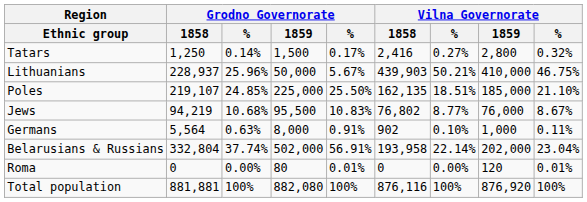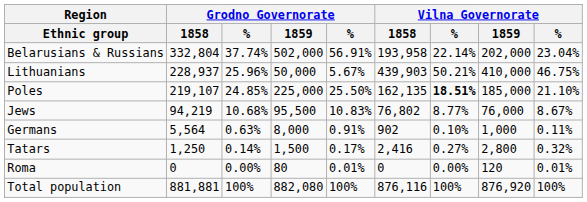rows swapped: (86, 149) <-> (29, 53)
(454, 91) normal -> (454, 91) bold
